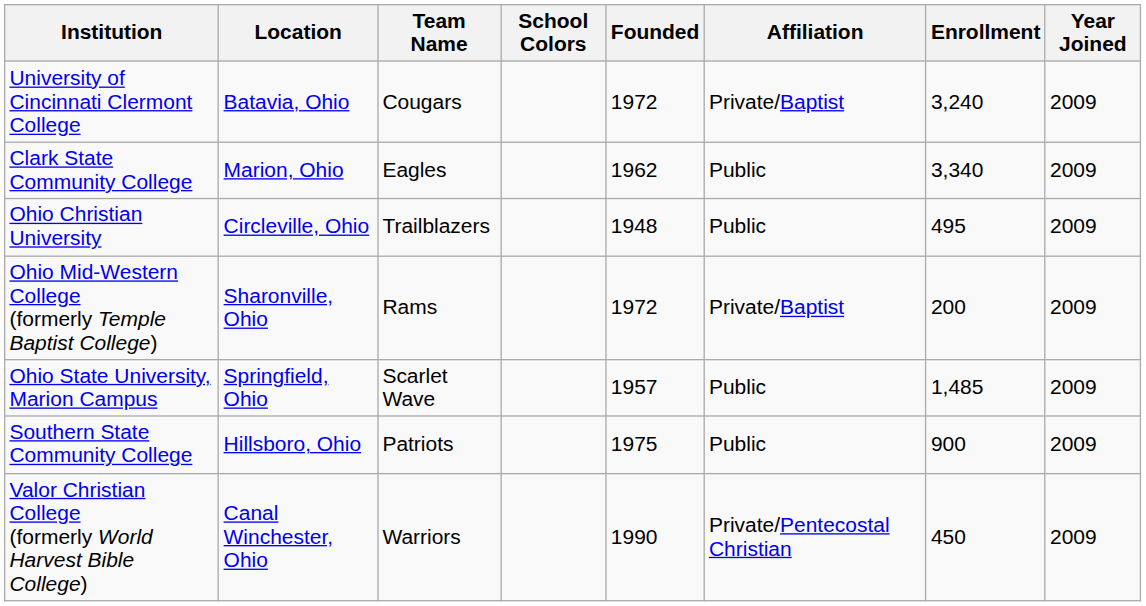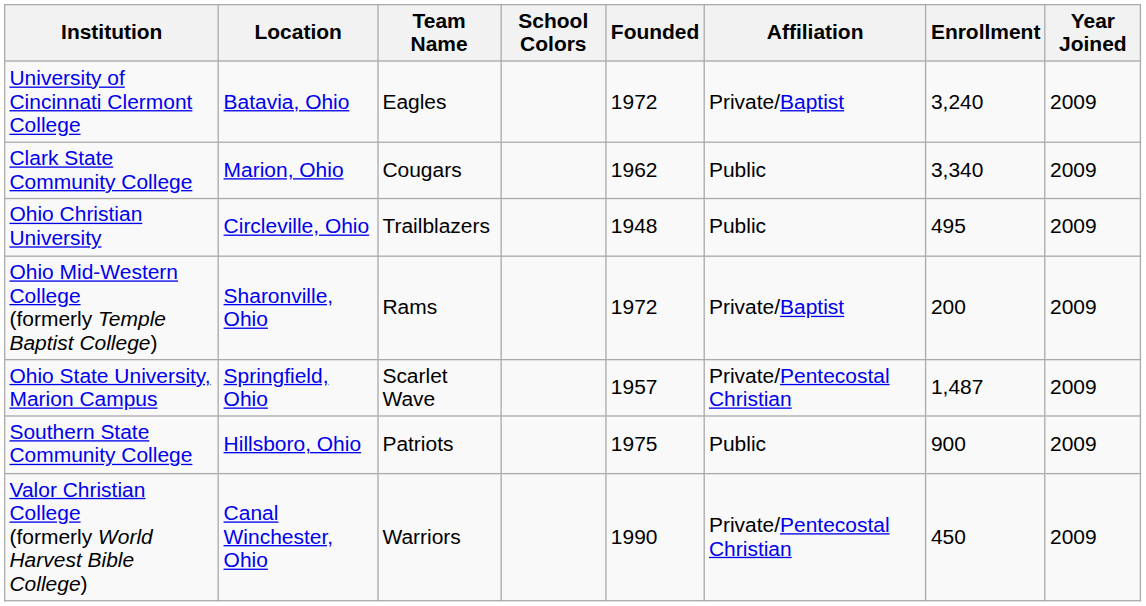(422, 101) Cougars -> (414, 101) Eagles
(414, 170) Eagles -> (422, 170) Cougars
(738, 387) Public -> (799, 387) Private/Pentecostal Christian
(957, 387) 1,485 -> (957, 387) 1,487
